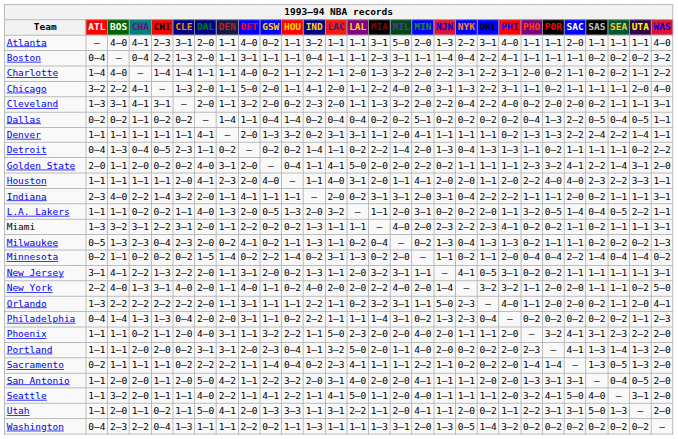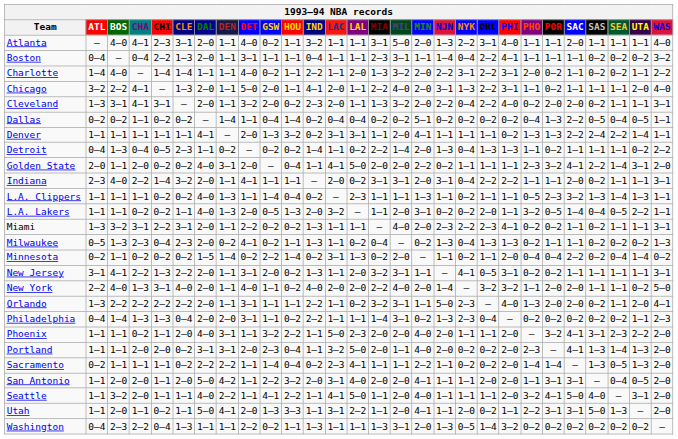- row: (27, 181)
+ row: (44, 197)
(597, 258) 1–4 -> (597, 258) 0–2
(532, 304) 1–1 -> (532, 304) 1–3
(532, 381) 1–3 -> (532, 381) 1–1
